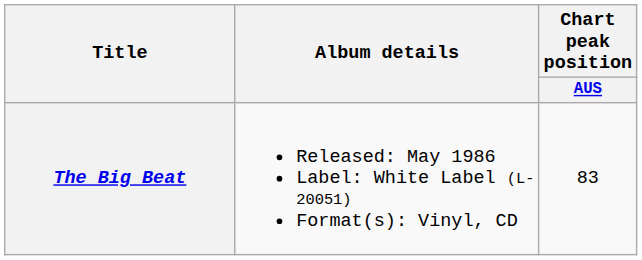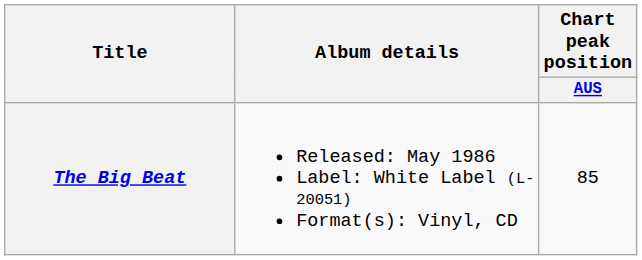(588, 178) 83 -> (588, 178) 85
